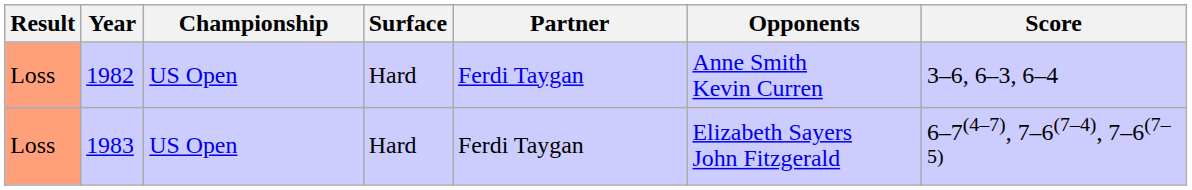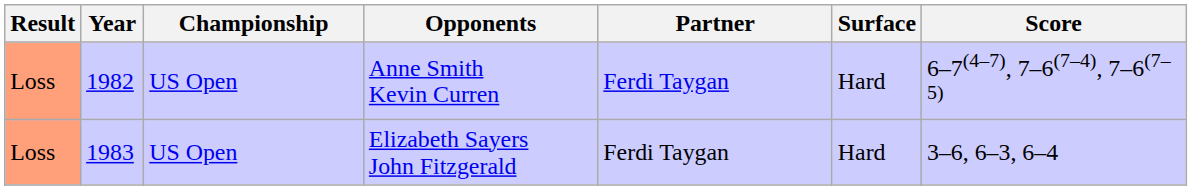columns swapped: (408, 23) <-> (804, 23)
(993, 74) 3–6, 6–3, 6–4 -> (1049, 76) 6–7(4–7), 7–6(7–4), 7–6(7–5)
(1049, 140) 6–7(4–7), 7–6(7–4), 7–6(7–5) -> (993, 152) 3–6, 6–3, 6–4
